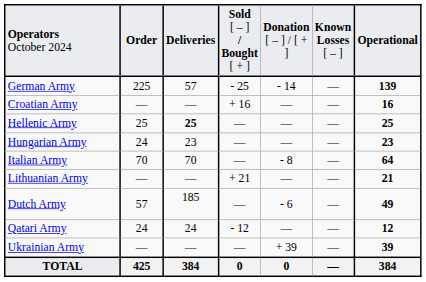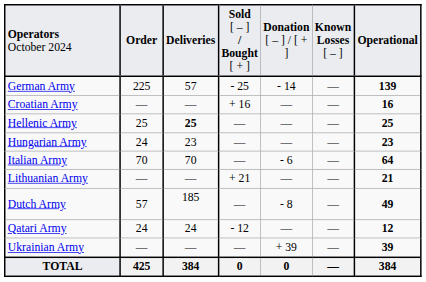(286, 160) - 8 -> (286, 160) - 6
(286, 204) - 6 -> (286, 204) - 8
